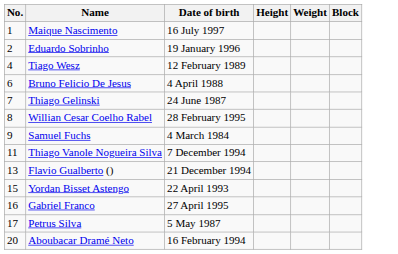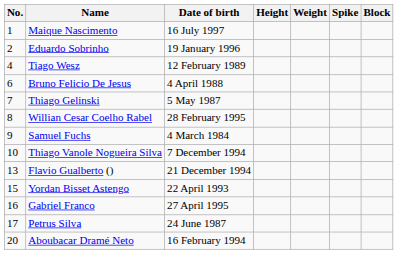+ column: (345, 13)
(197, 100) 24 June 1987 -> (194, 100) 5 May 1987
(12, 153) 11 -> (12, 153) 10
(194, 223) 5 May 1987 -> (197, 223) 24 June 1987
